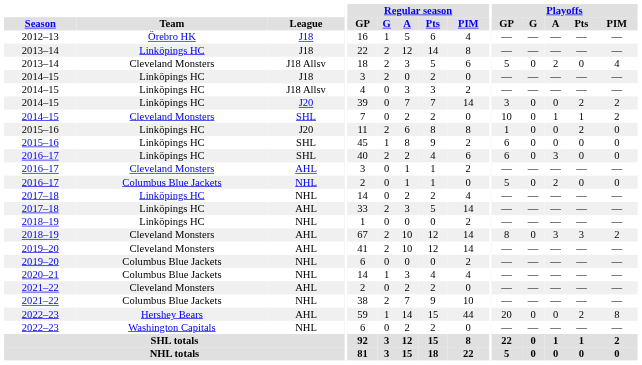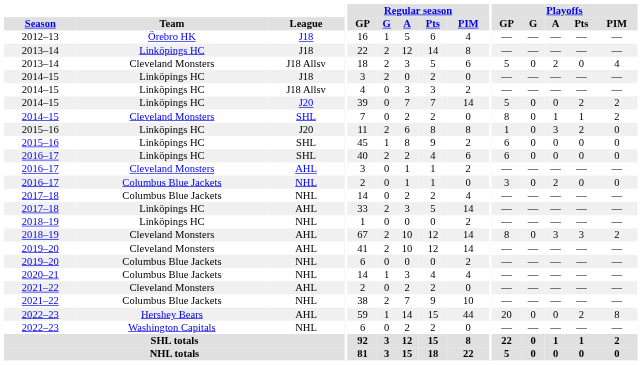(507, 103) 3 -> (507, 103) 5
(507, 116) 10 -> (507, 116) 8
(556, 129) 0 -> (556, 129) 3
(556, 155) 3 -> (556, 155) 0
(507, 182) 5 -> (507, 182) 3
(172, 195) Linköpings HC -> (172, 195) Columbus Blue Jackets
